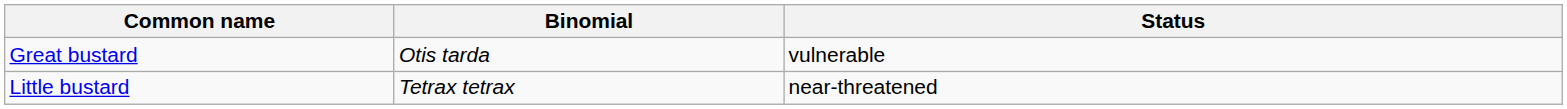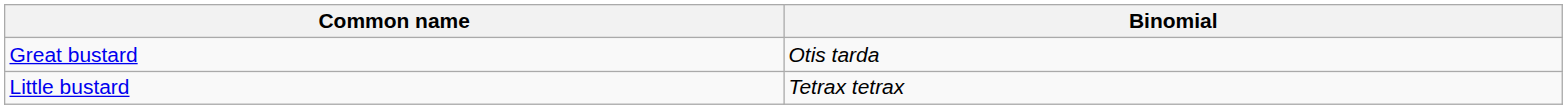- column: (1173, 21)
